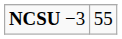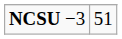(103, 19) 55 -> (103, 19) 51
